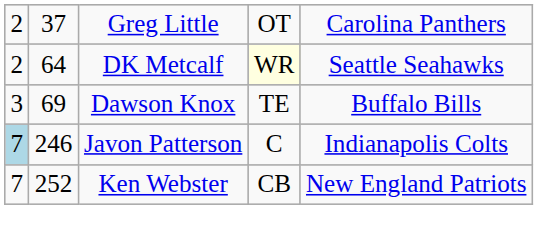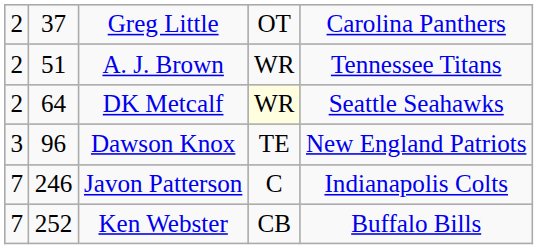+ row: (163, 64)
(54, 104) 69 -> (54, 143) 96
(416, 104) Buffalo Bills -> (416, 143) New England Patriots
(17, 143) lightblue background -> (17, 183) no background
(416, 183) New England Patriots -> (416, 223) Buffalo Bills
